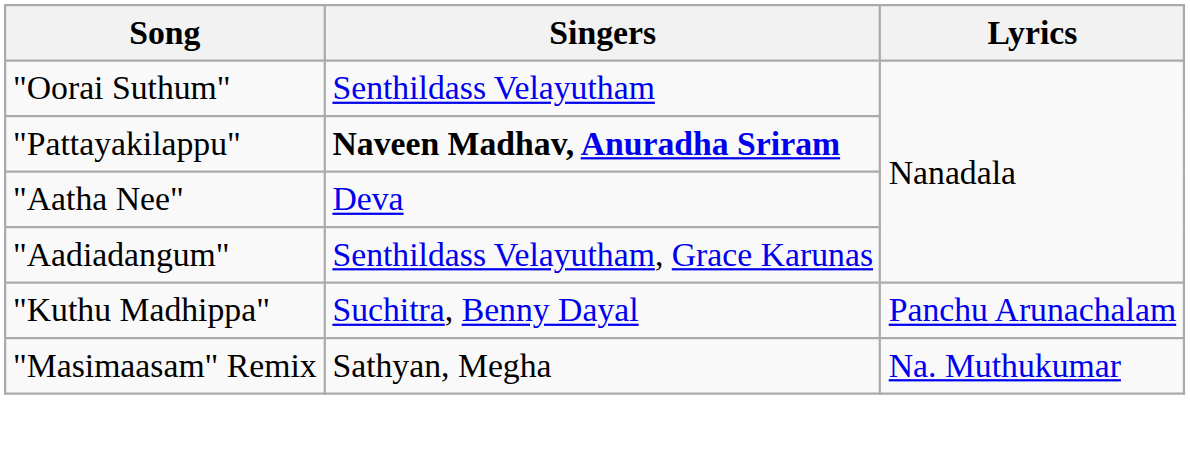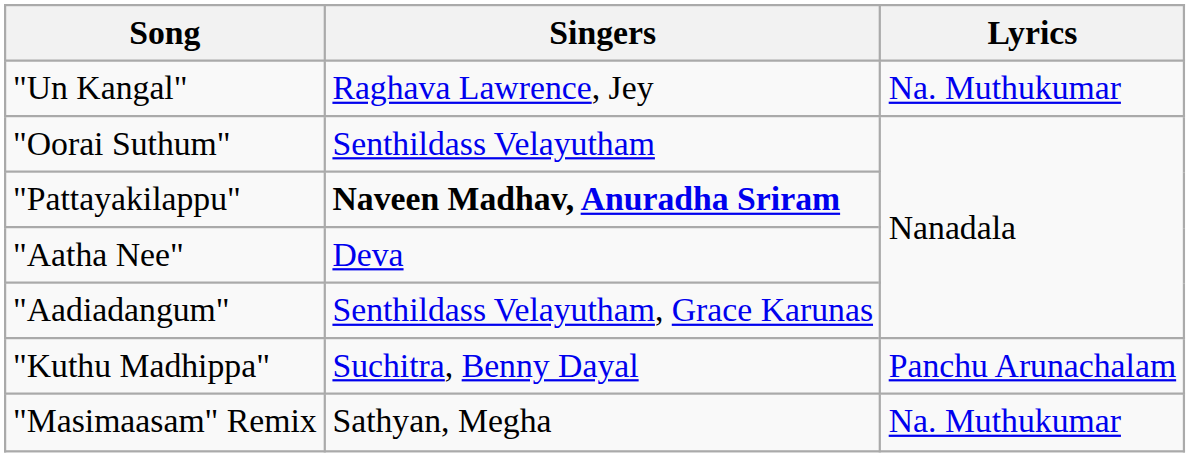+ row: (100, 88)
